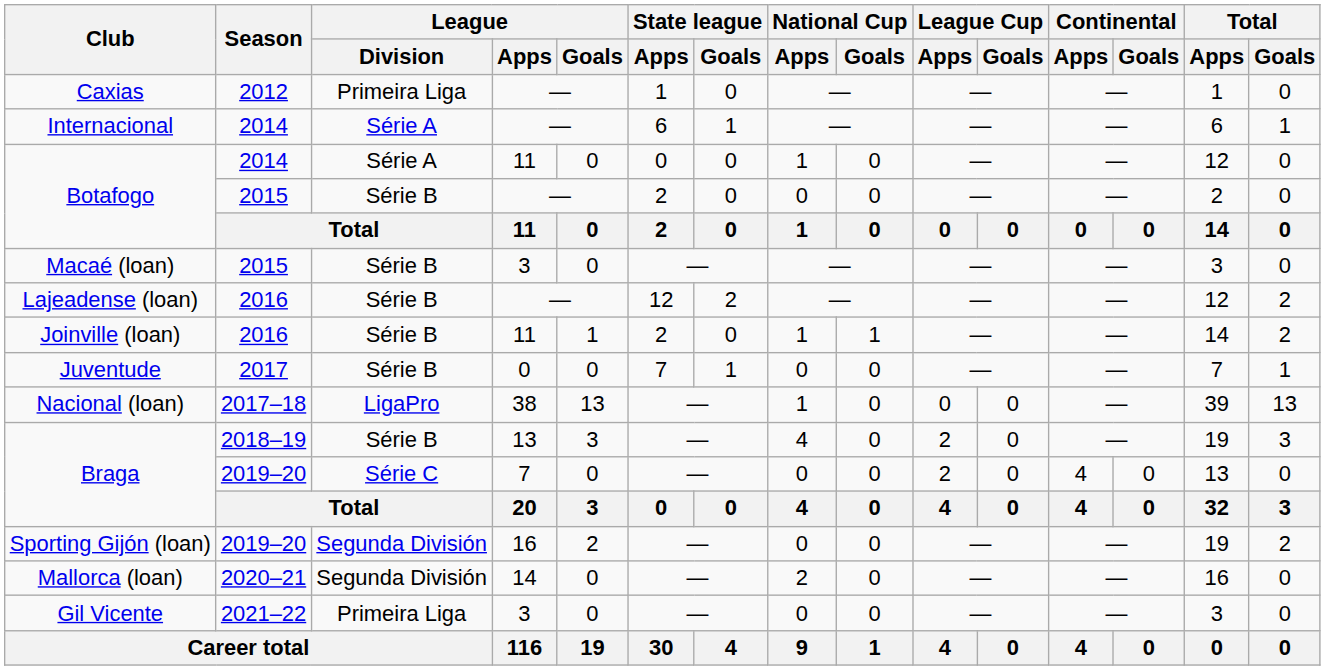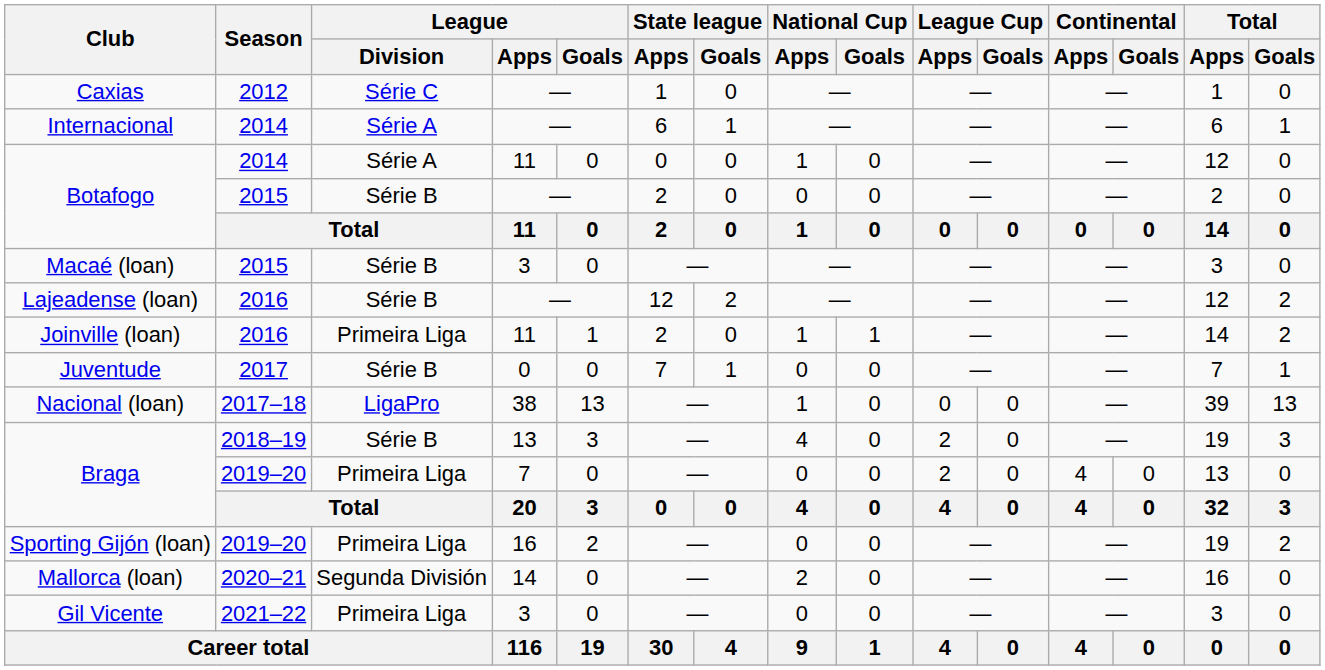(402, 91) Primeira Liga -> (402, 91) Série C
(402, 334) Série B -> (402, 334) Primeira Liga
(402, 473) Série C -> (402, 473) Primeira Liga
(402, 543) Segunda División -> (402, 543) Primeira Liga
